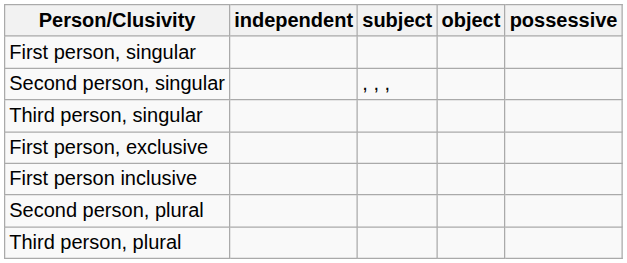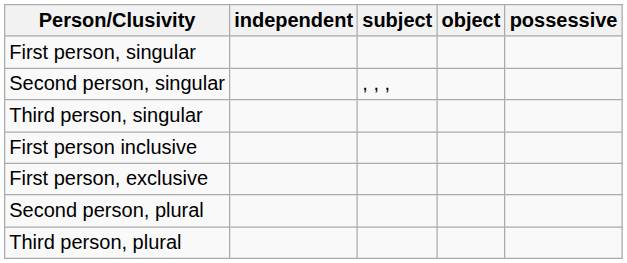rows swapped: (103, 178) <-> (109, 147)
